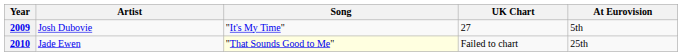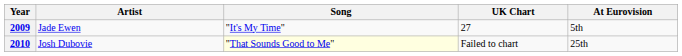(65, 28) Josh Dubovie -> (59, 28) Jade Ewen
(59, 43) Jade Ewen -> (65, 43) Josh Dubovie
